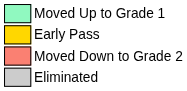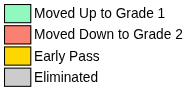rows swapped: (108, 56) <-> (67, 35)
